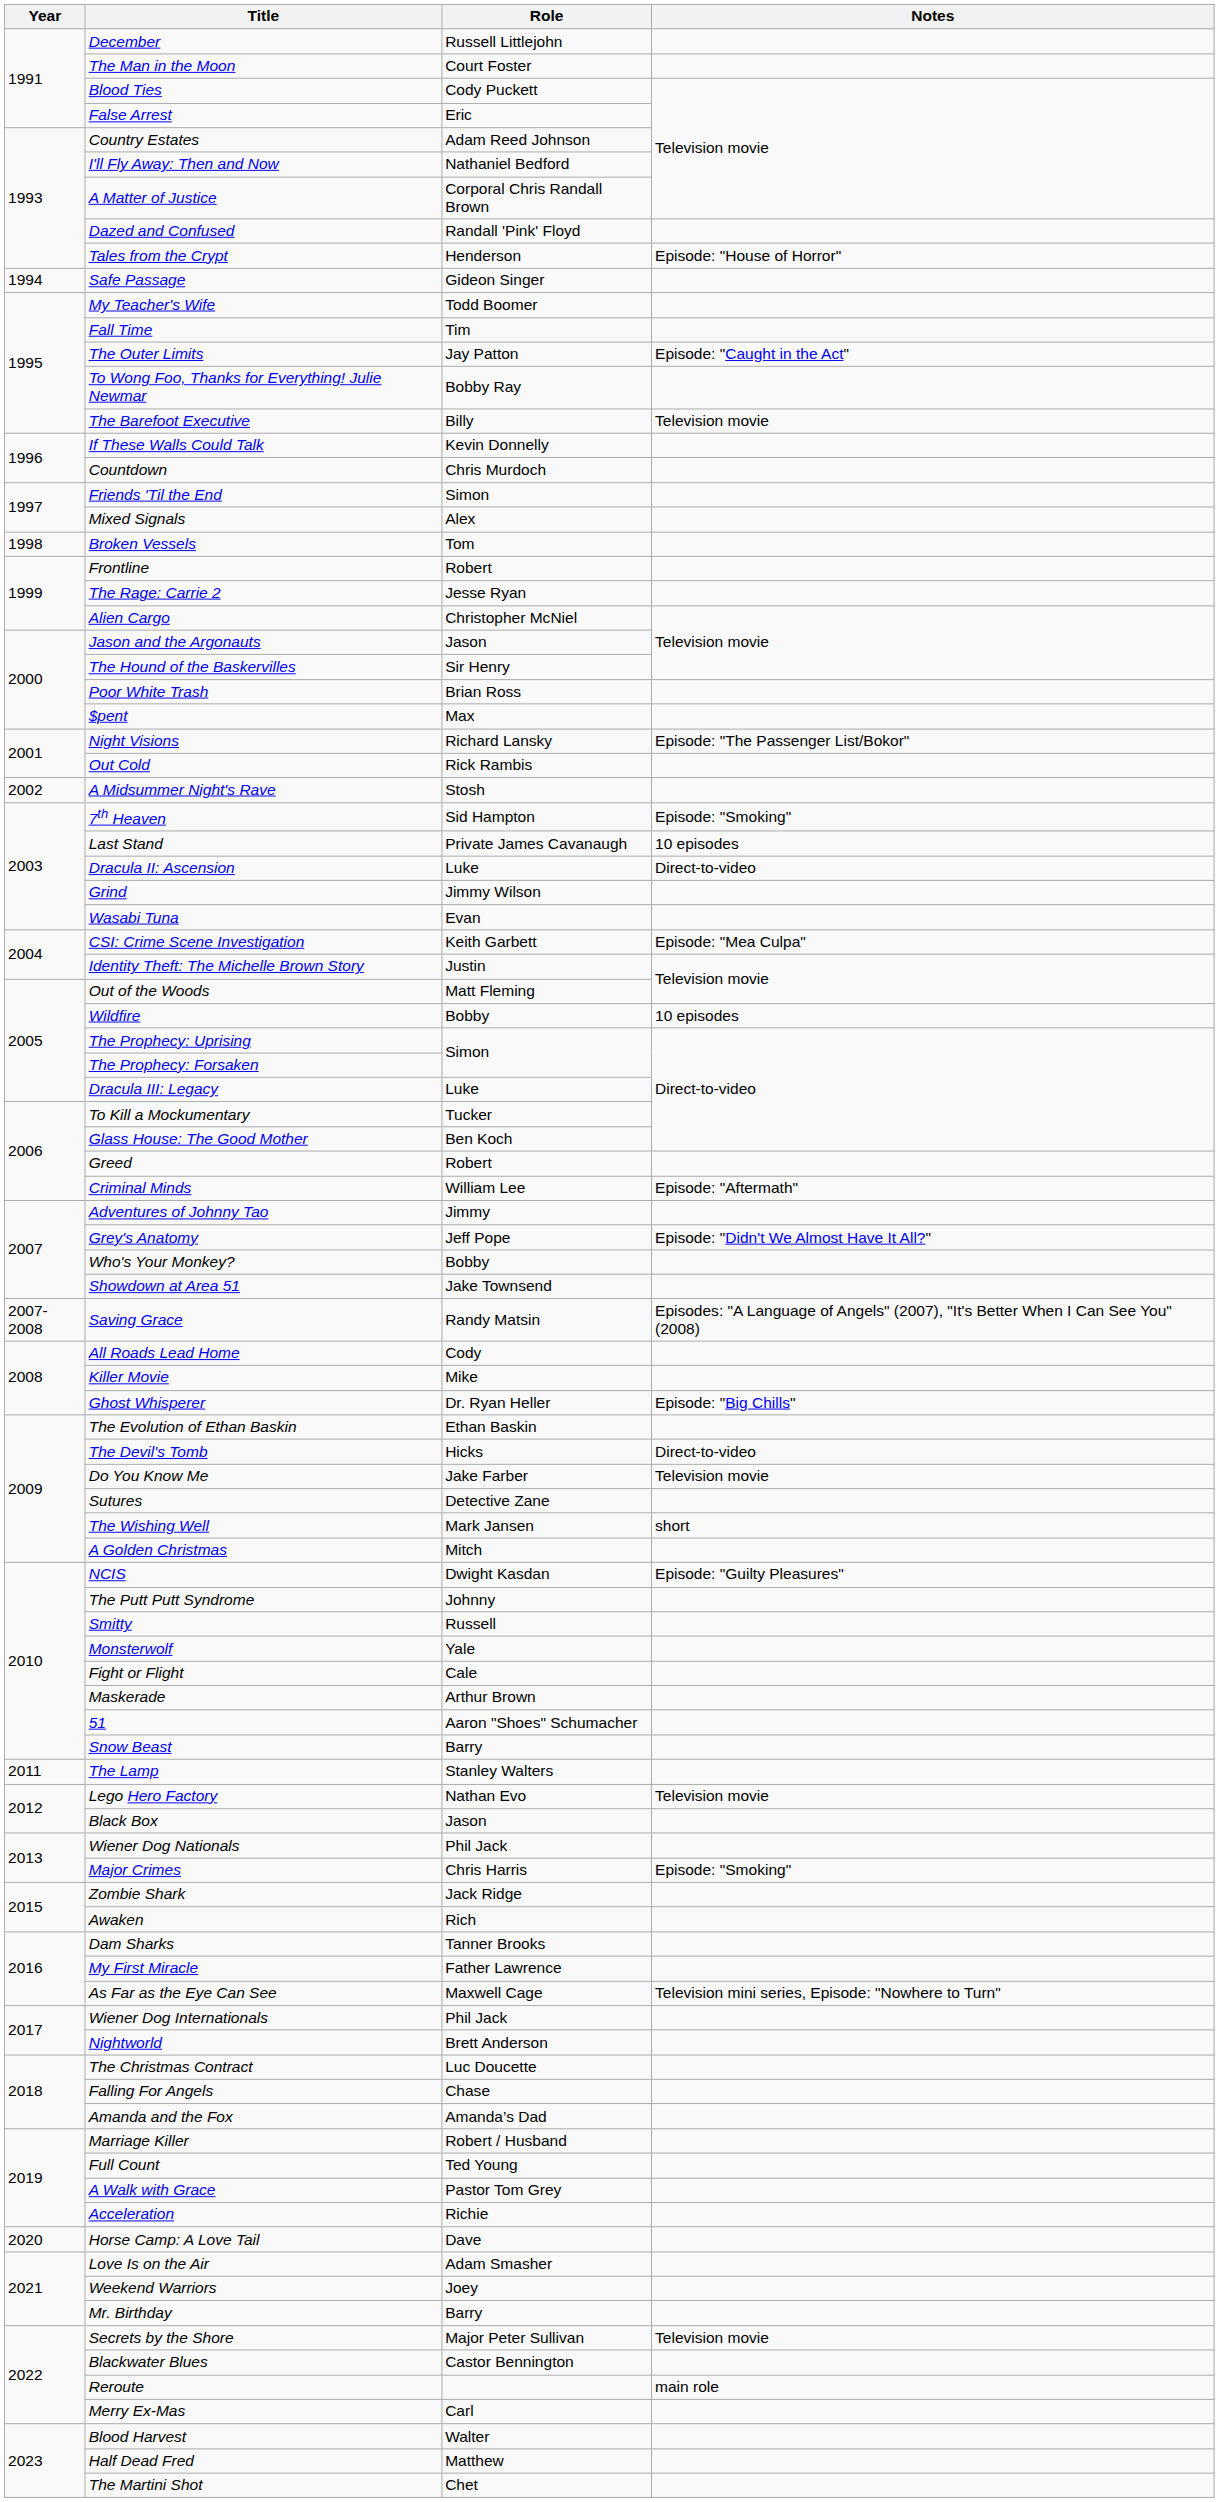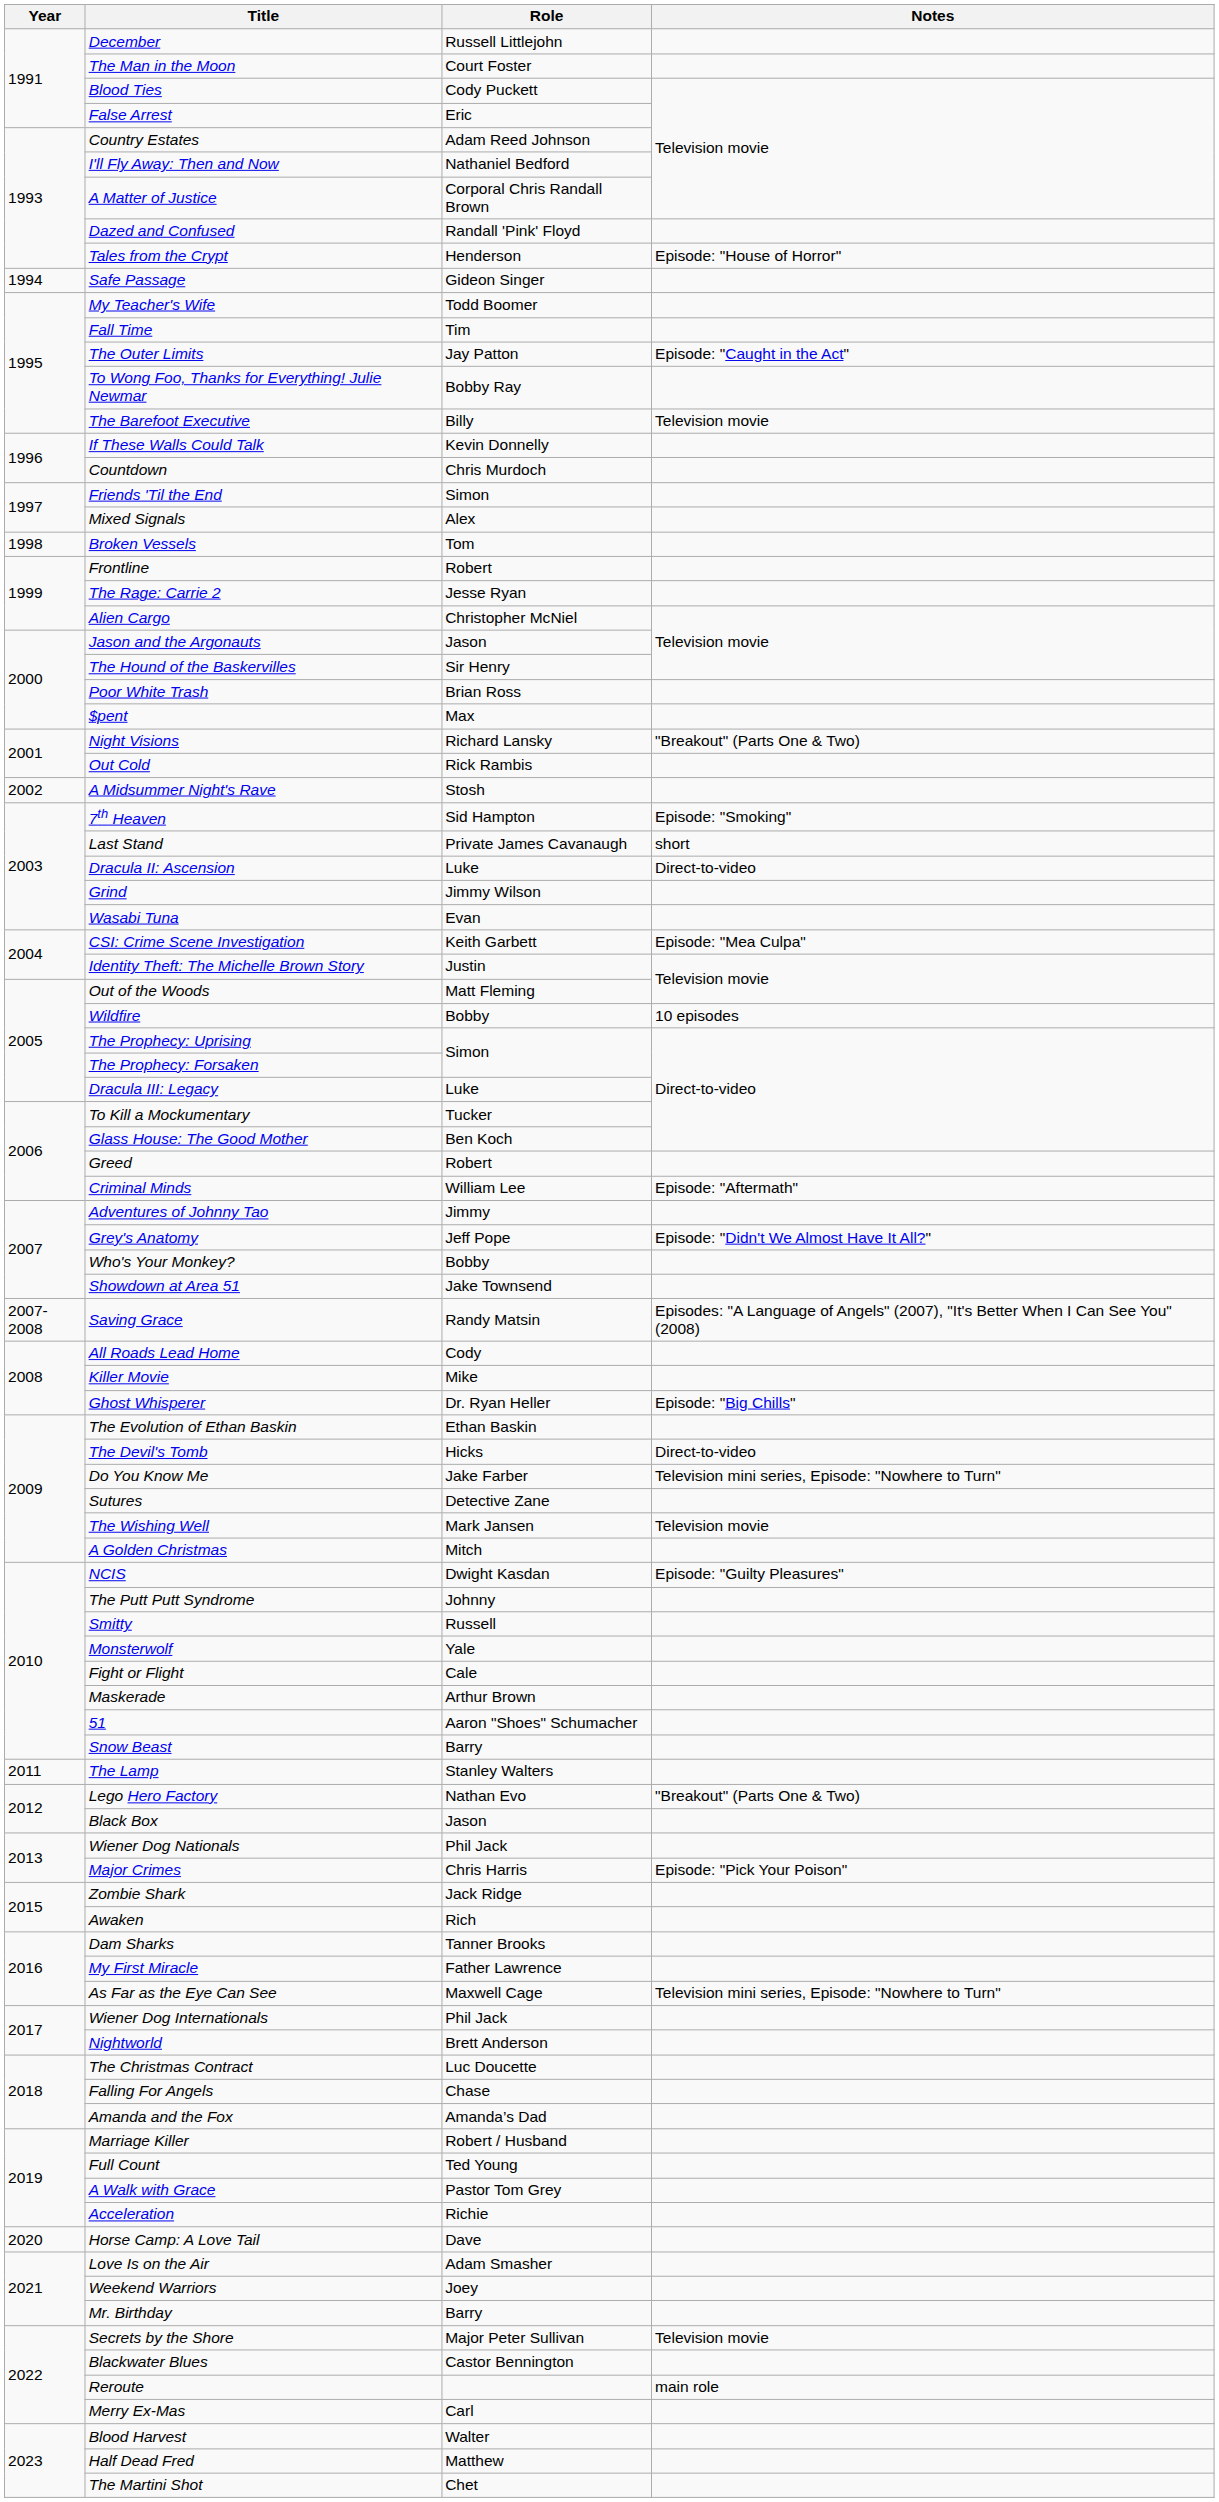(782, 740) Episode: "The Passenger List/Bokor" -> (757, 740) "Breakout" (Parts One & Two)
(697, 843) 10 episodes -> (672, 843) short
(712, 1476) Television movie -> (828, 1476) Television mini series, Episode: "Nowhere to Turn"
(672, 1525) short -> (712, 1525) Television movie
(712, 1796) Television movie -> (757, 1796) "Breakout" (Parts One & Two)
(723, 1870) Episode: "Smoking" -> (751, 1870) Episode: "Pick Your Poison"
